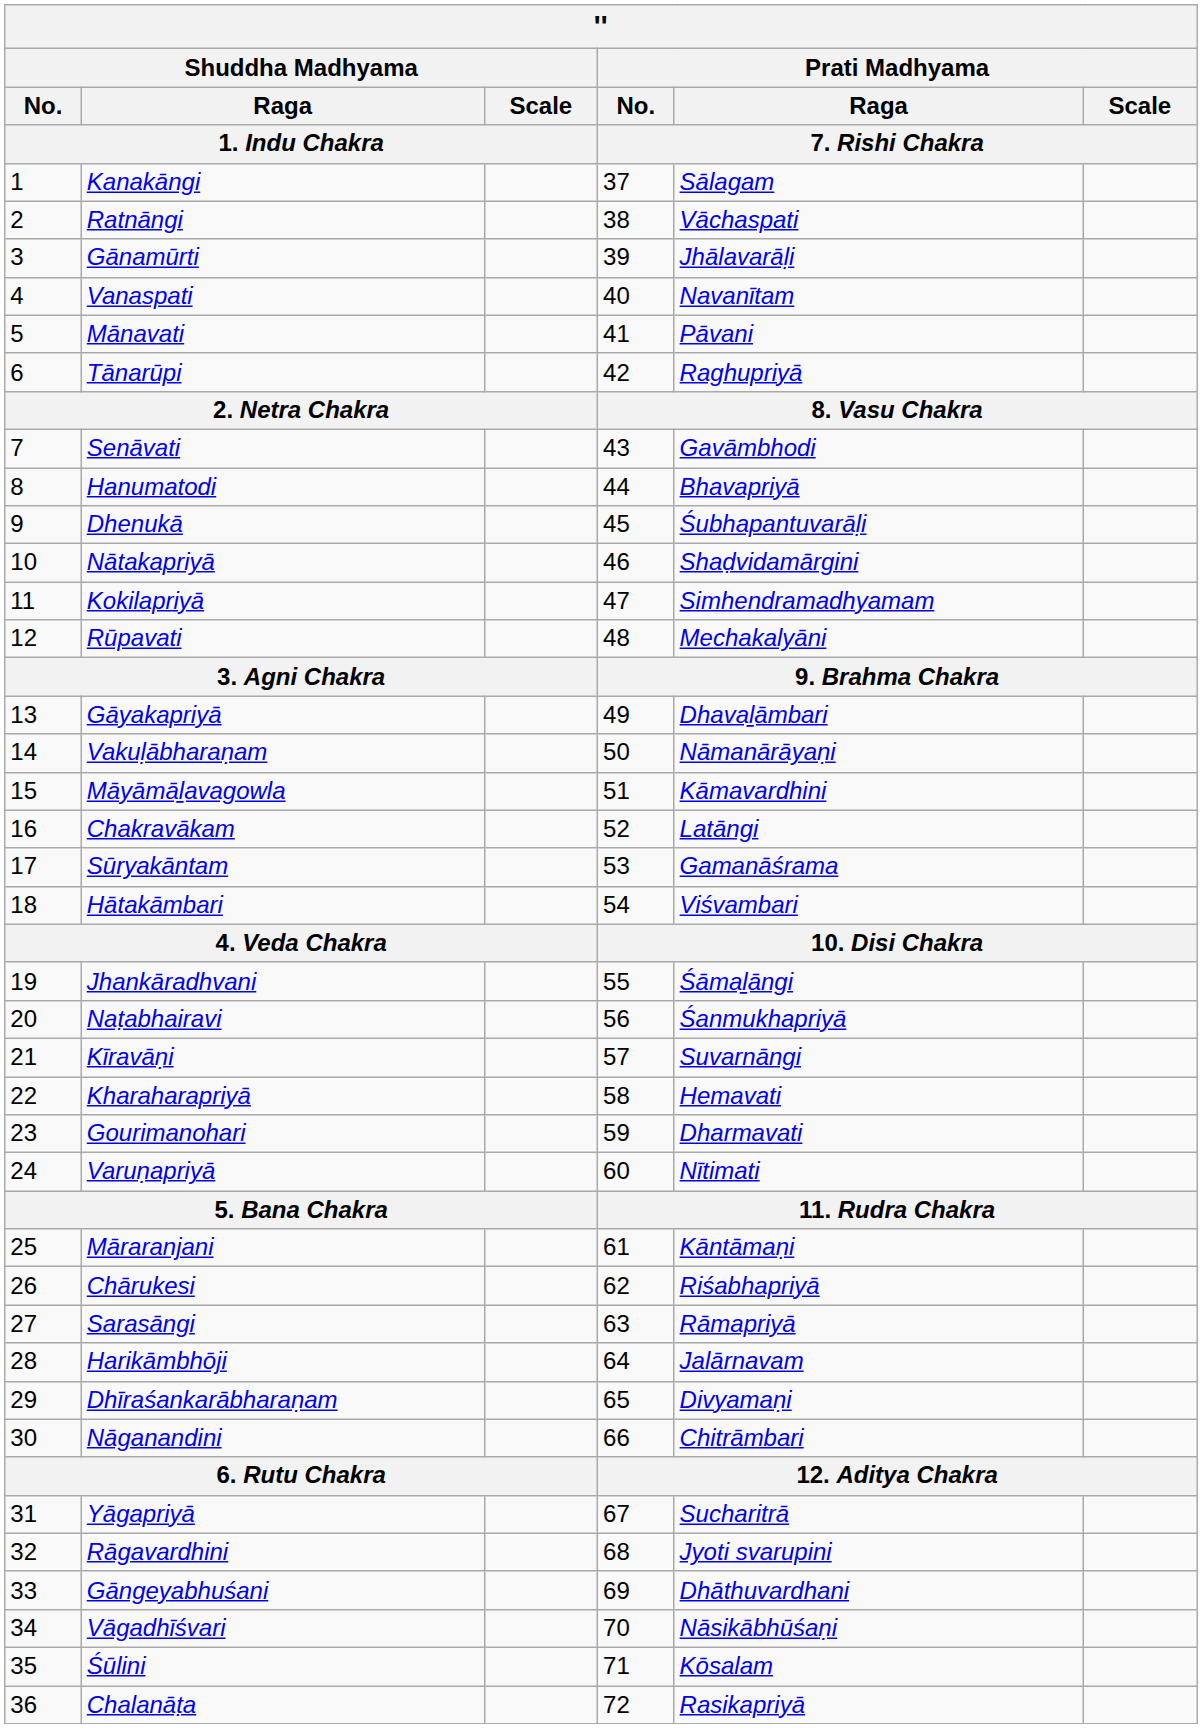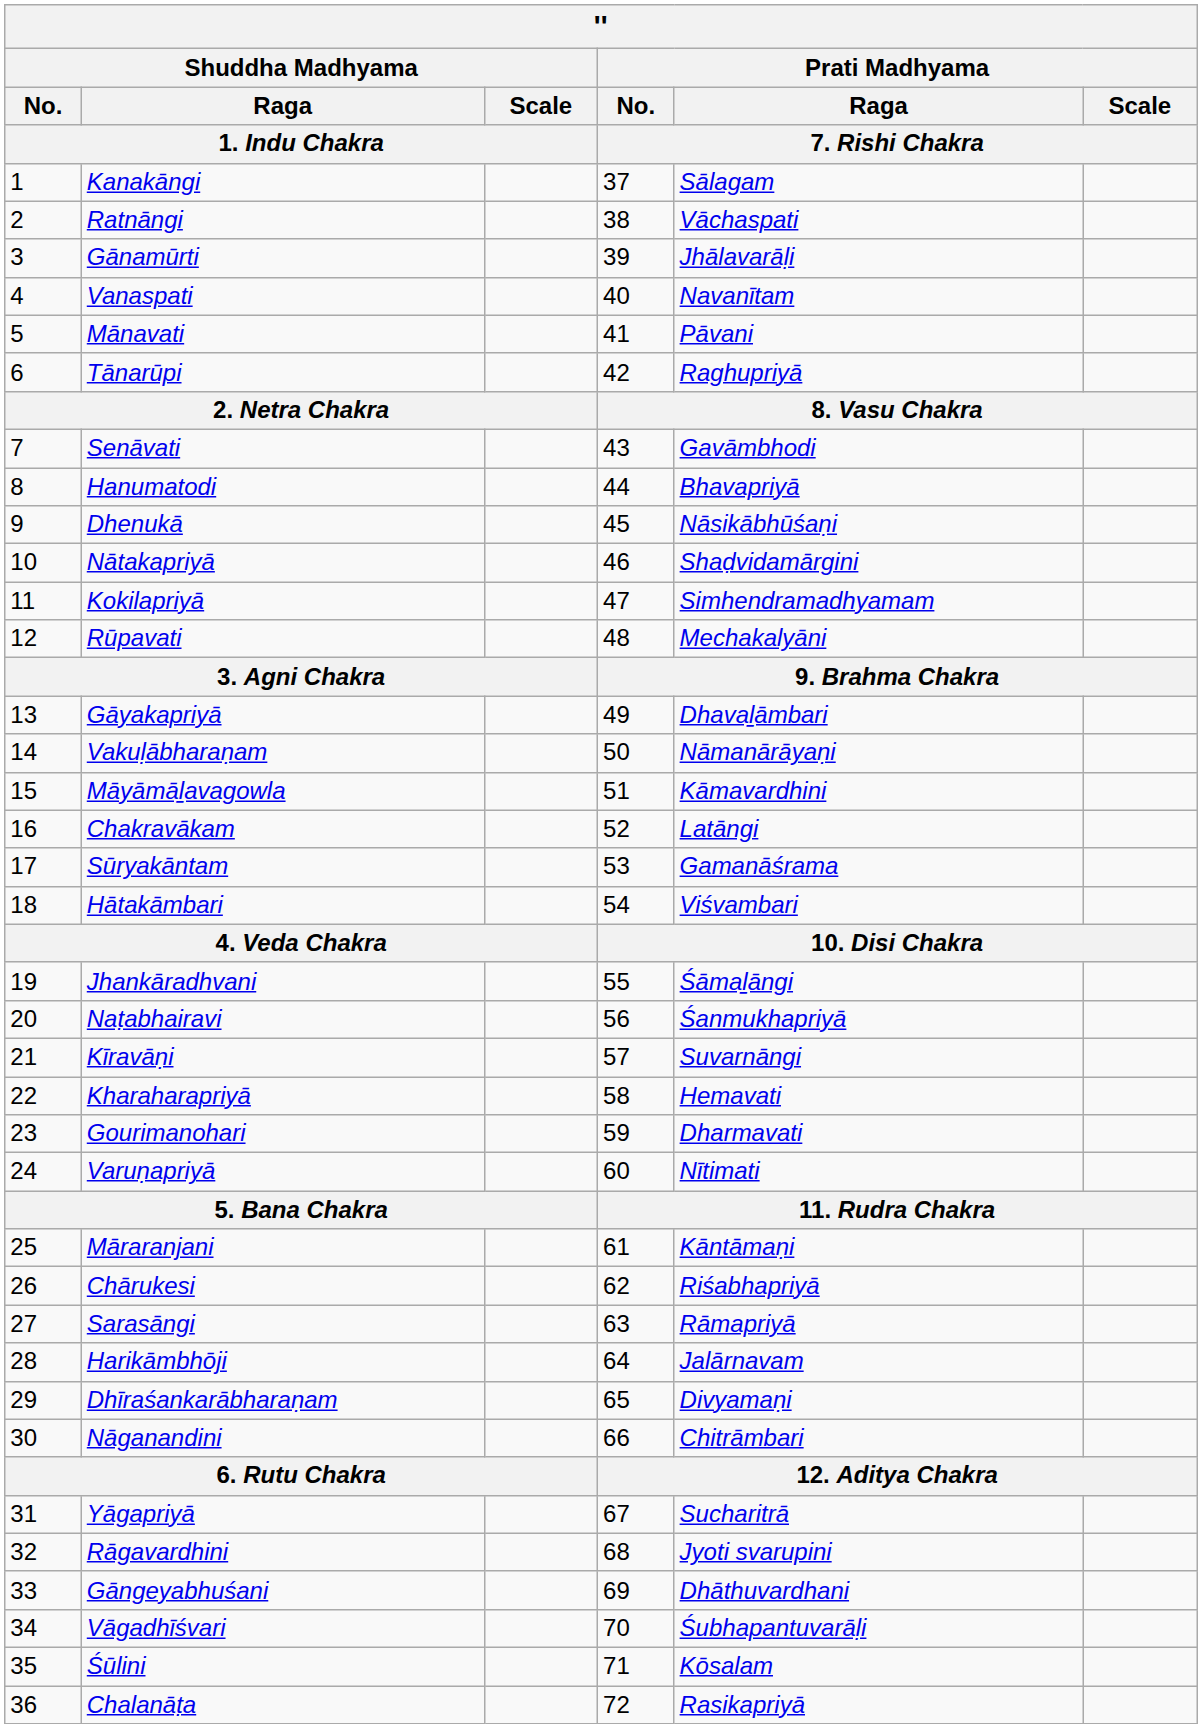(773, 524) Śubhapantuvarāḷi -> (758, 524) Nāsikābhūśaṇi
(758, 1628) Nāsikābhūśaṇi -> (773, 1628) Śubhapantuvarāḷi
